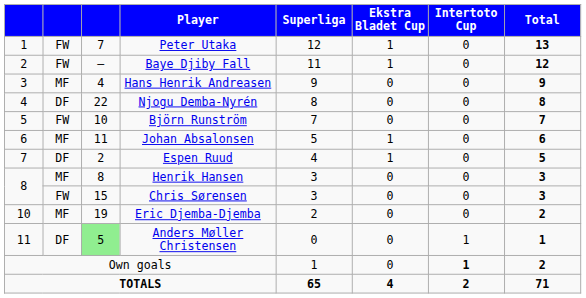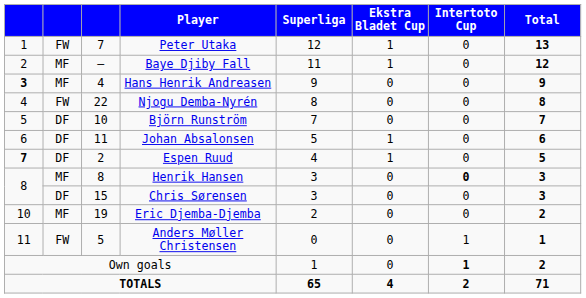(62, 65) FW -> (62, 65) MF
(24, 84) normal -> (24, 84) bold
(62, 102) DF -> (62, 102) FW
(62, 121) FW -> (62, 121) DF
(62, 140) MF -> (62, 140) DF
(24, 159) normal -> (24, 159) bold
(466, 177) normal -> (466, 177) bold
(62, 196) FW -> (62, 196) DF
(62, 240) DF -> (62, 240) FW
(101, 240) lightgreen background -> (101, 240) no background
